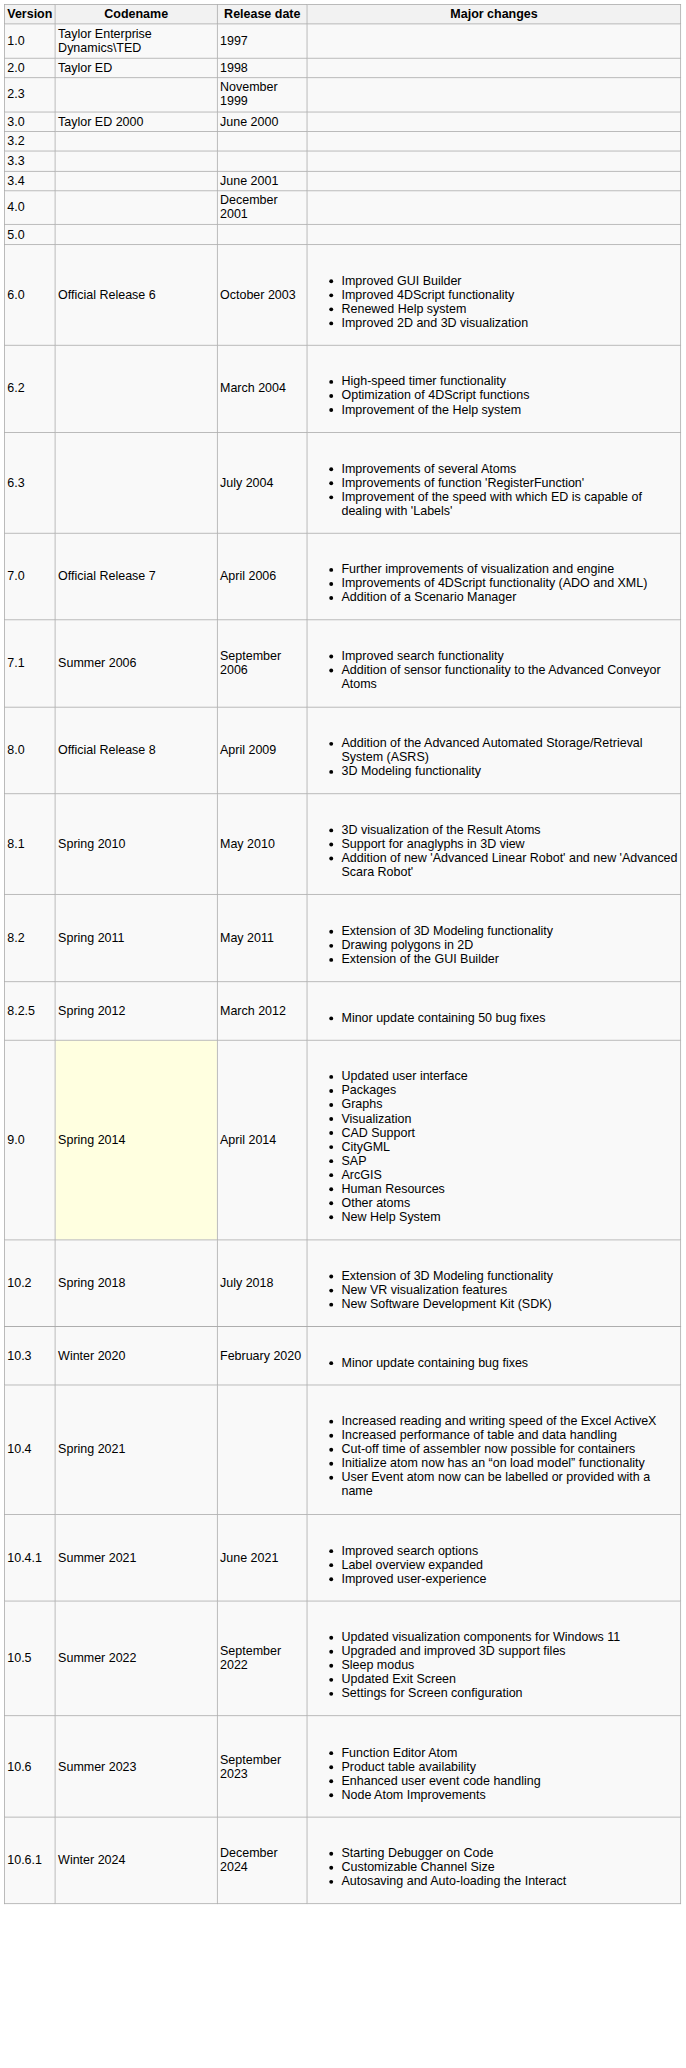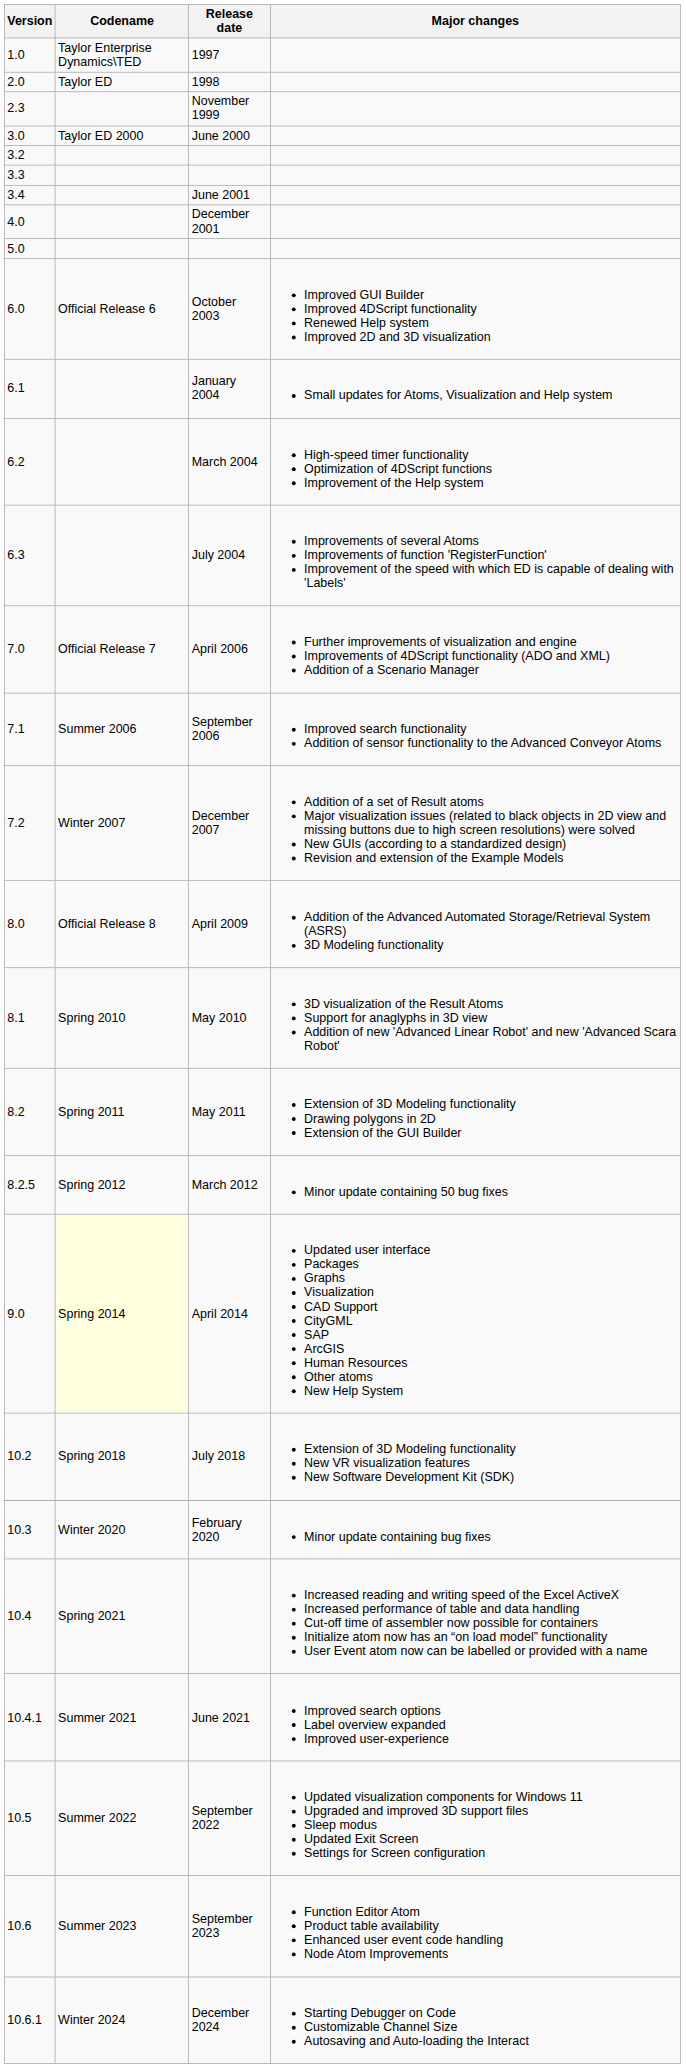+ row: (16, 388)
+ row: (16, 823)
